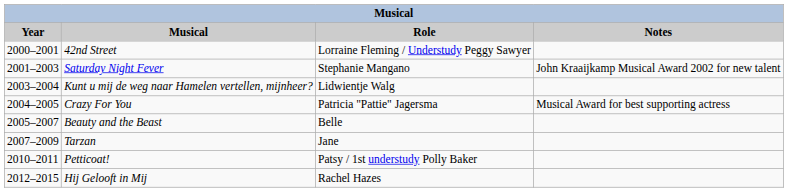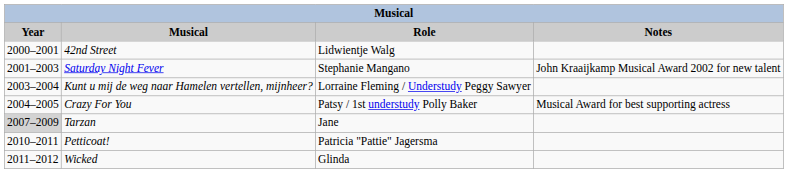(424, 50) Lorraine Fleming / Understudy Peggy Sawyer -> (356, 50) Lidwientje Walg
(356, 86) Lidwientje Walg -> (424, 86) Lorraine Fleming / Understudy Peggy Sawyer
(378, 104) Patricia "Pattie" Jagersma -> (398, 104) Patsy / 1st understudy Polly Baker
- row: (113, 123)
(33, 141) no background -> (33, 123) lightgrey background
(398, 159) Patsy / 1st understudy Polly Baker -> (378, 141) Patricia "Pattie" Jagersma
+ row: (81, 159)
- row: (106, 178)
